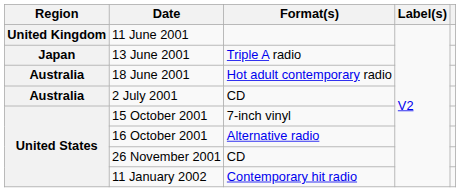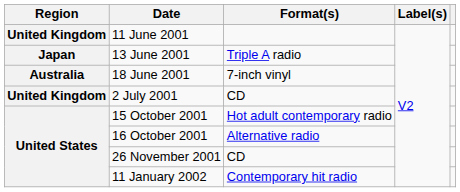(309, 75) Hot adult contemporary radio -> (259, 75) 7-inch vinyl
(57, 95) Australia -> (57, 95) United Kingdom
(259, 116) 7-inch vinyl -> (309, 116) Hot adult contemporary radio
